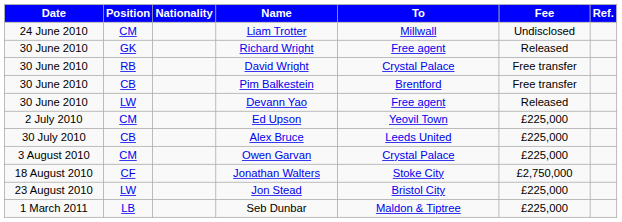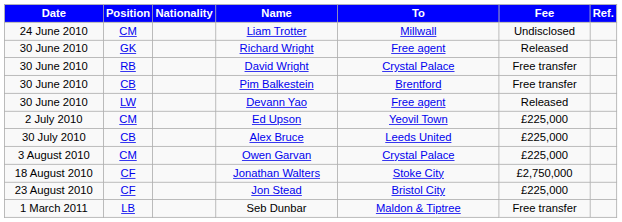(128, 191) LW -> (128, 191) CF
(545, 209) £225,000 -> (545, 209) Free transfer
